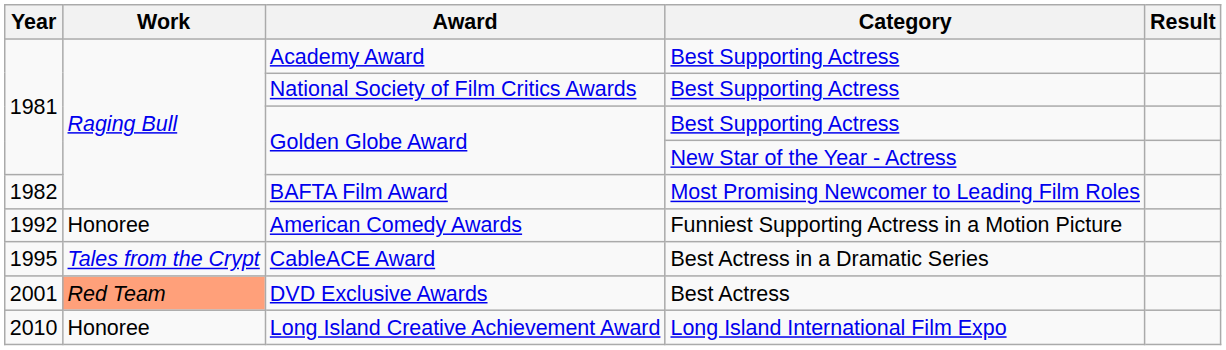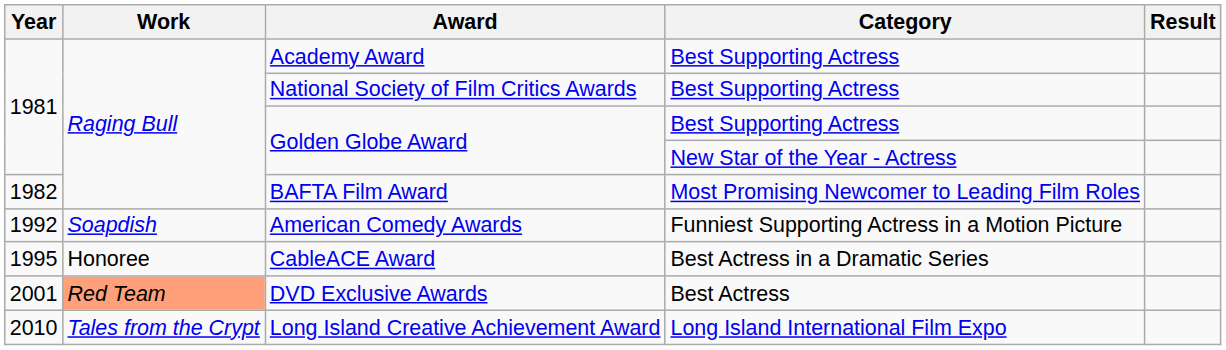(109, 225) Honoree -> (112, 225) Soapdish
(164, 259) Tales from the Crypt -> (109, 259) Honoree
(109, 327) Honoree -> (164, 327) Tales from the Crypt
